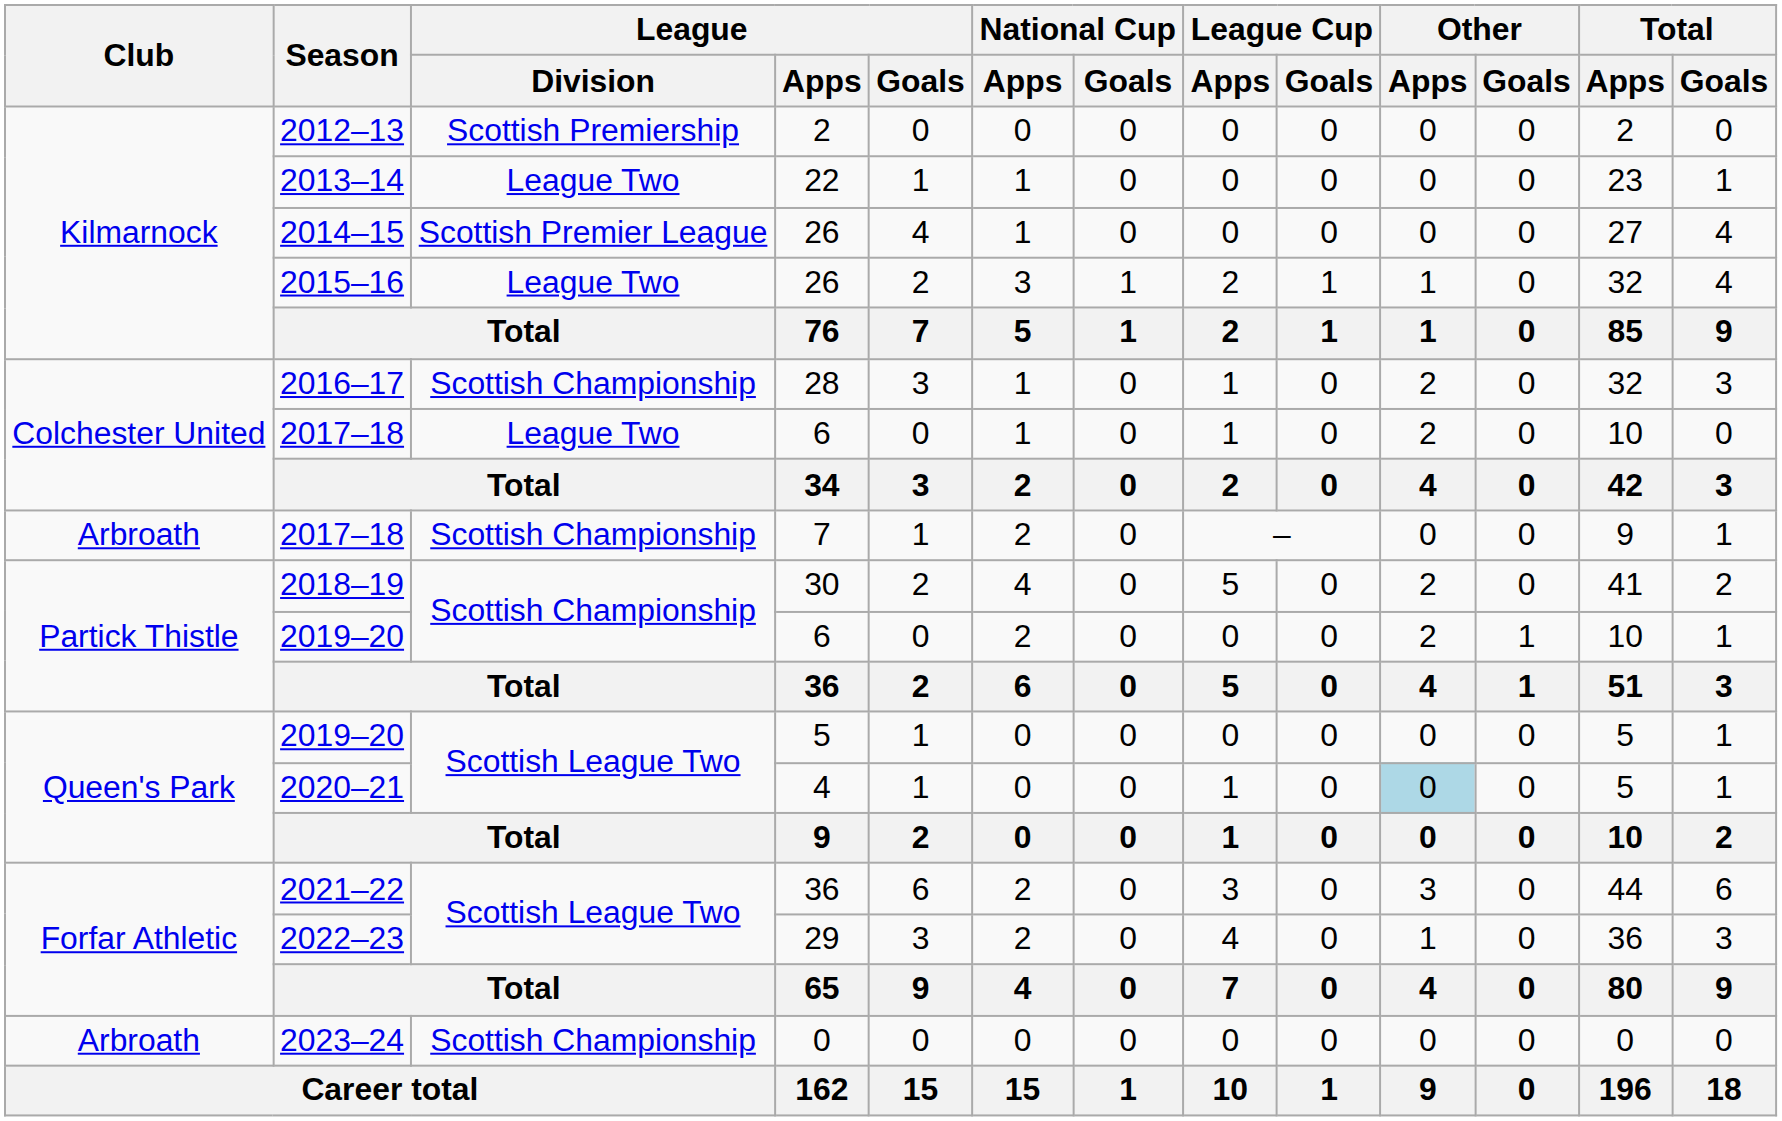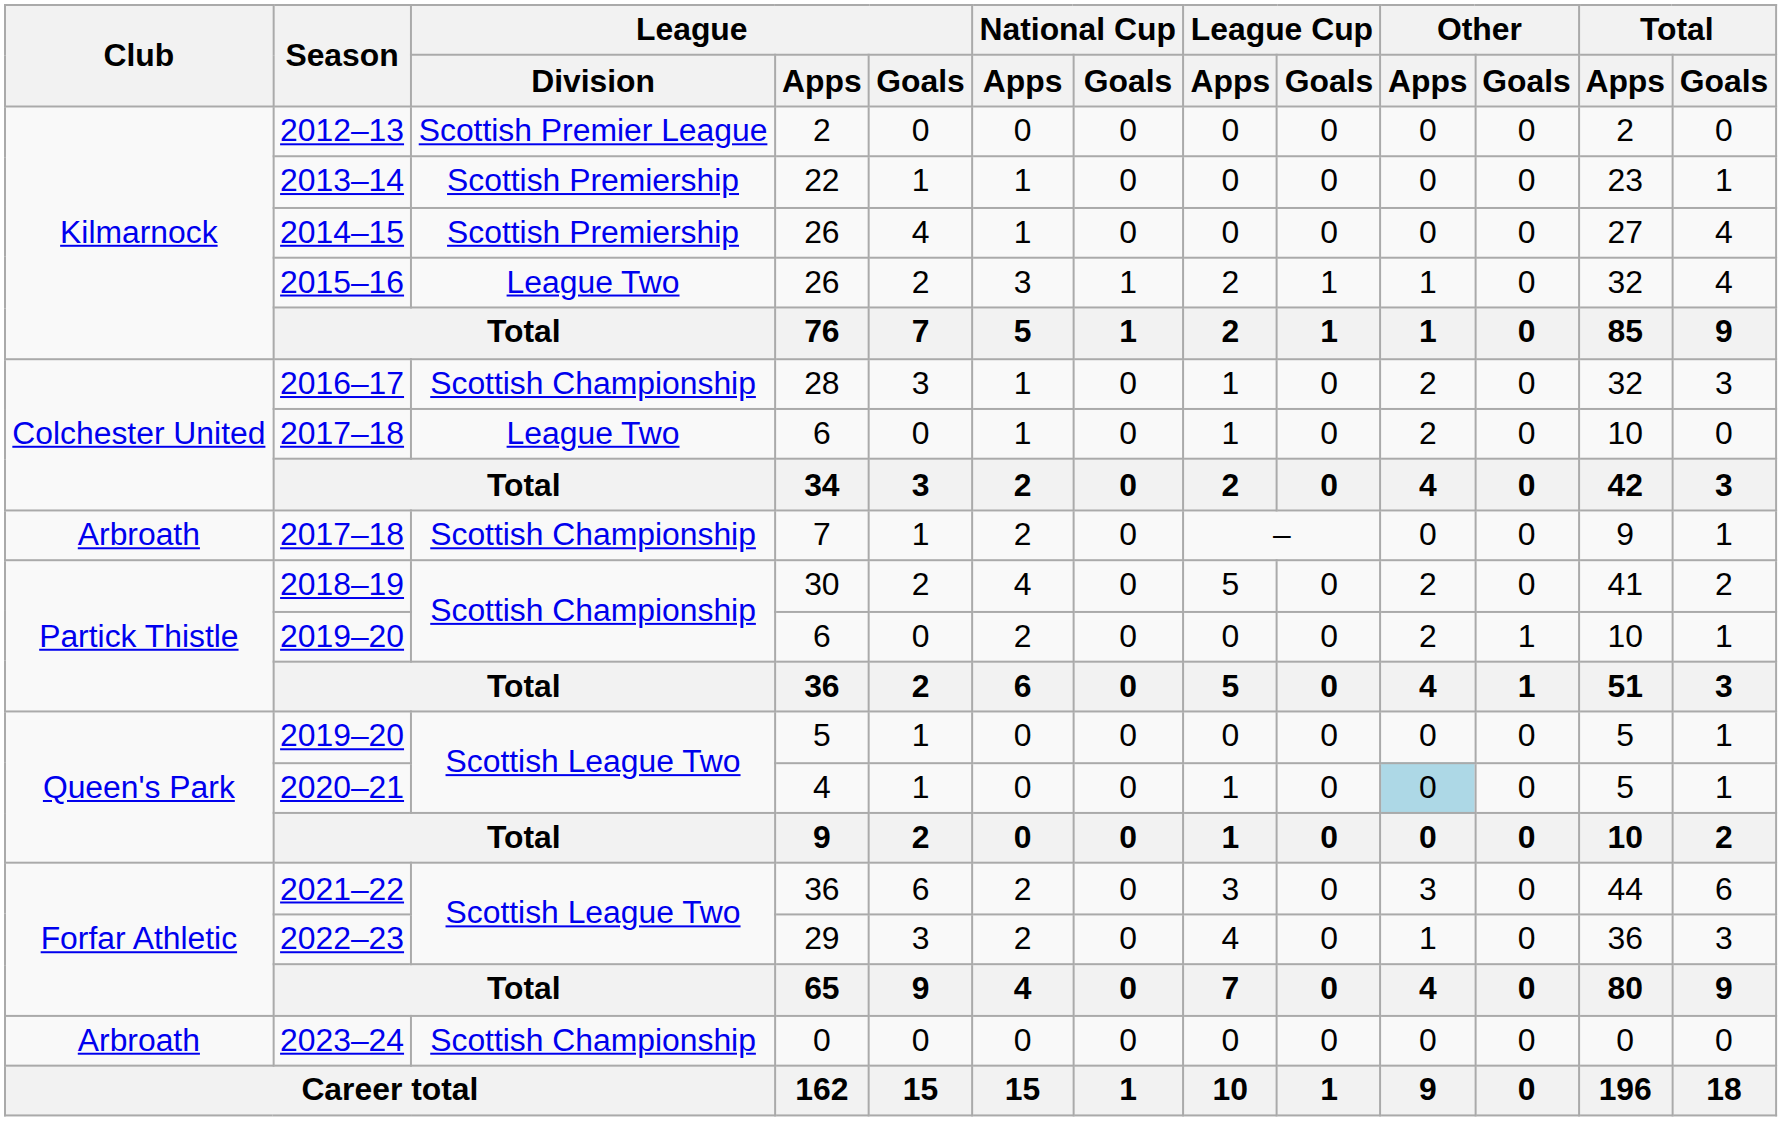(593, 130) Scottish Premiership -> (593, 130) Scottish Premier League
(593, 181) League Two -> (593, 181) Scottish Premiership
(593, 231) Scottish Premier League -> (593, 231) Scottish Premiership
